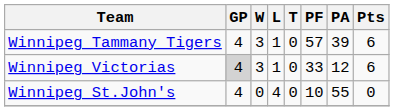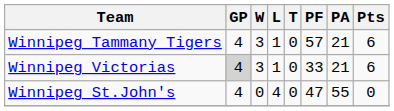(340, 42) 39 -> (340, 42) 21
(340, 68) 12 -> (340, 68) 21
(314, 93) 10 -> (314, 93) 47
